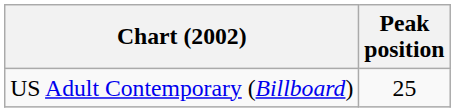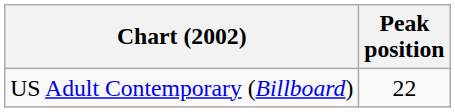(404, 87) 25 -> (404, 87) 22
